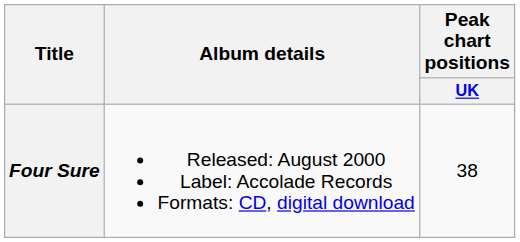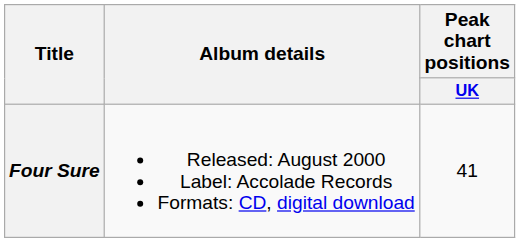(467, 170) 38 -> (467, 170) 41
